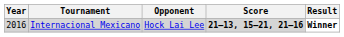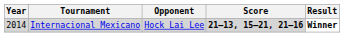(16, 25) 2016 -> (16, 25) 2014
